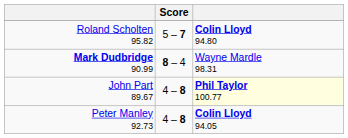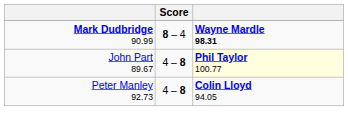- row: (115, 35)
(228, 63) normal -> (230, 35) bold
